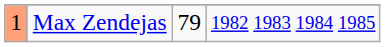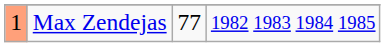(189, 23) 79 -> (189, 23) 77
